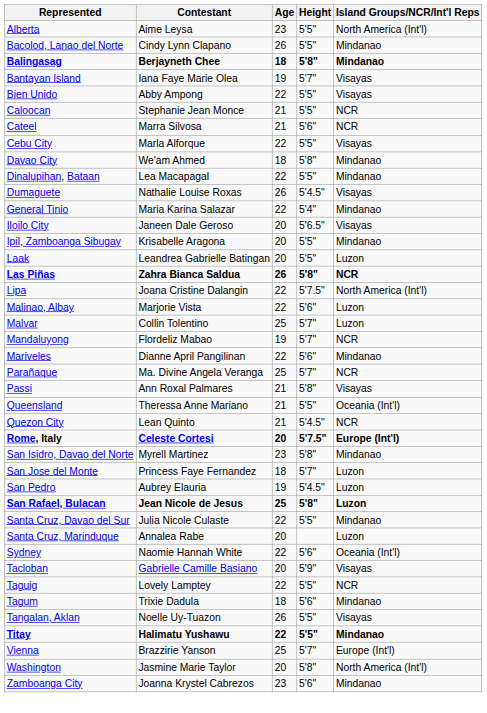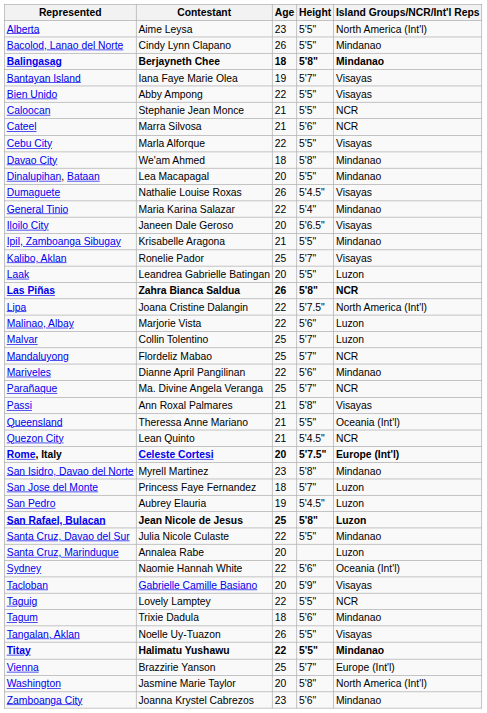(280, 176) 22 -> (280, 176) 20
(280, 242) 20 -> (280, 242) 21
+ row: (37, 258)
(280, 340) 19 -> (280, 356) 25
